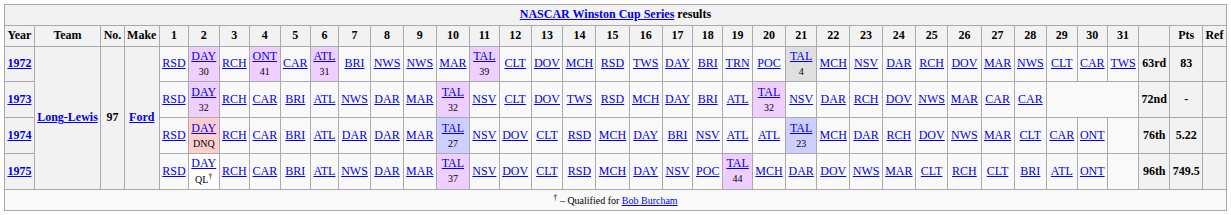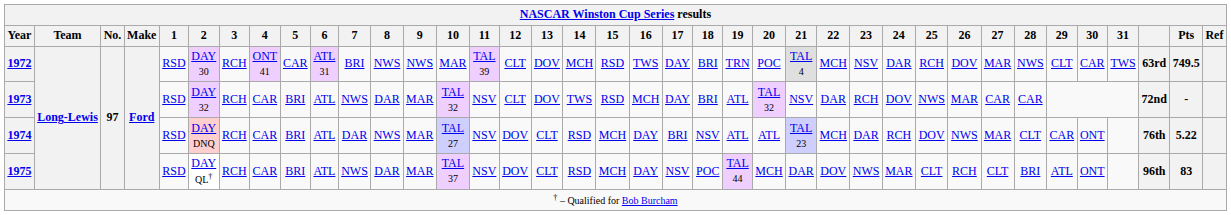(1186, 63) 83 -> (1186, 63) 749.5
(387, 135) DAR -> (387, 135) NWS
(1186, 171) 749.5 -> (1186, 171) 83
